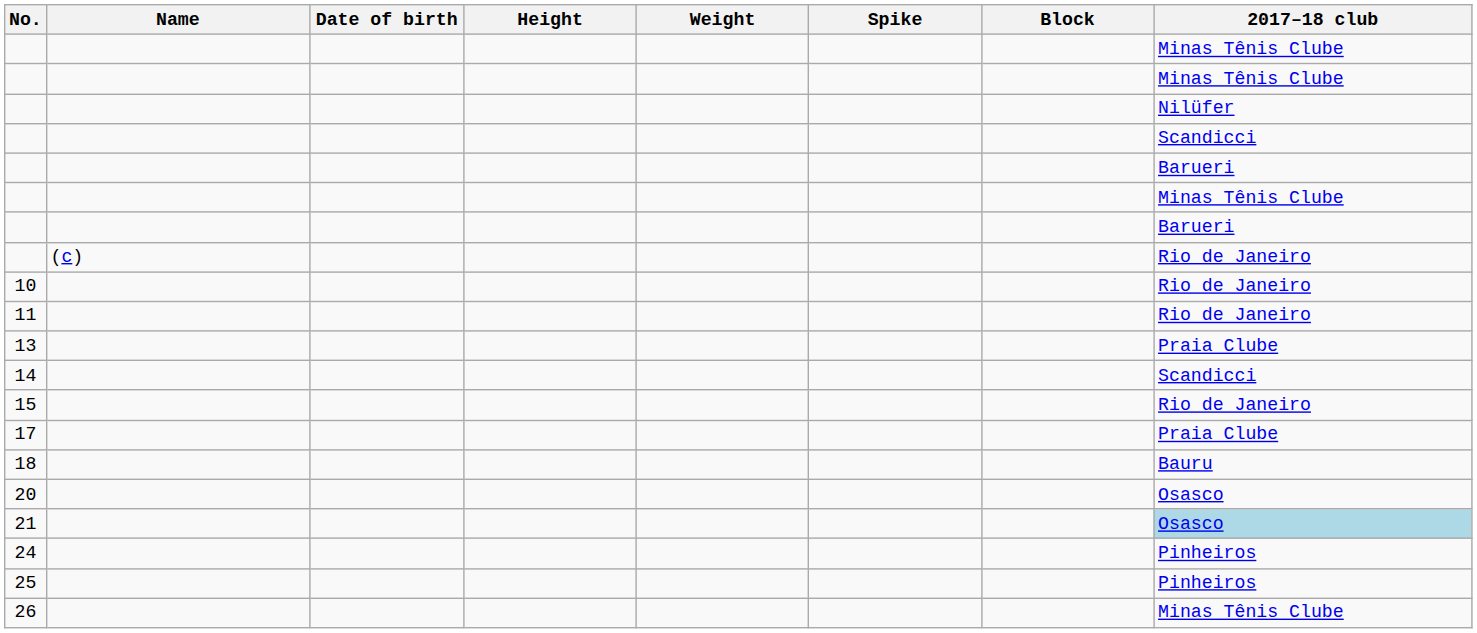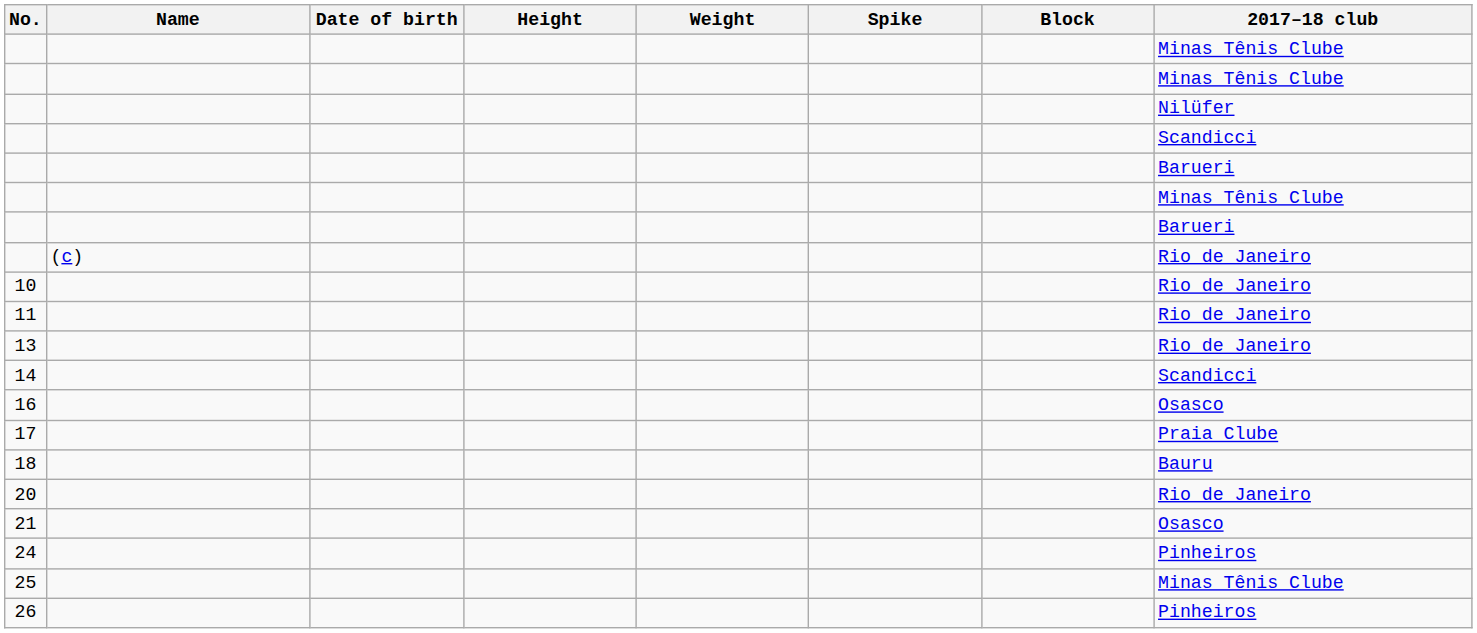(1218, 346) Praia Clube -> (1234, 346) Rio de Janeiro
- row: (25, 405)
+ row: (25, 405)
(1191, 494) Osasco -> (1234, 494) Rio de Janeiro
(1191, 524) lightblue background -> (1191, 524) no background
(1207, 583) Pinheiros -> (1251, 583) Minas Tênis Clube
(1251, 613) Minas Tênis Clube -> (1207, 613) Pinheiros
